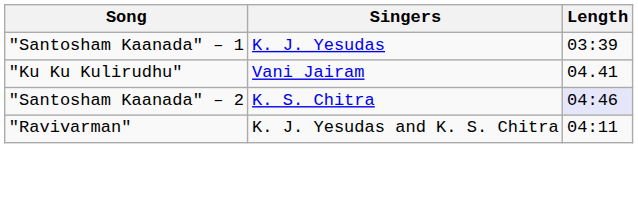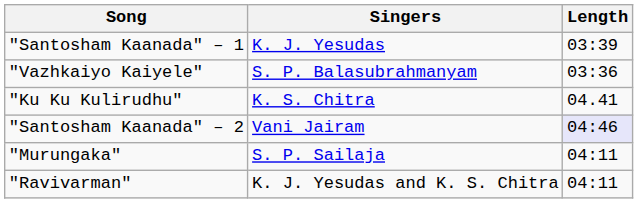+ row: (106, 74)
(308, 74) Vani Jairam -> (313, 101) K. S. Chitra
(313, 101) K. S. Chitra -> (308, 129) Vani Jairam
+ row: (65, 156)
